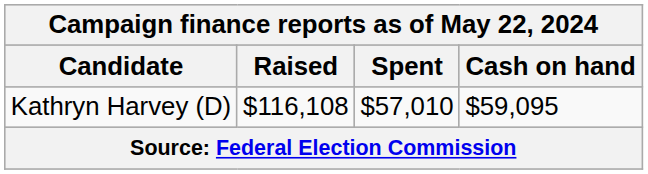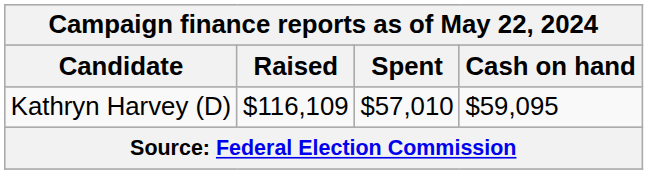(296, 106) $116,108 -> (296, 106) $116,109
